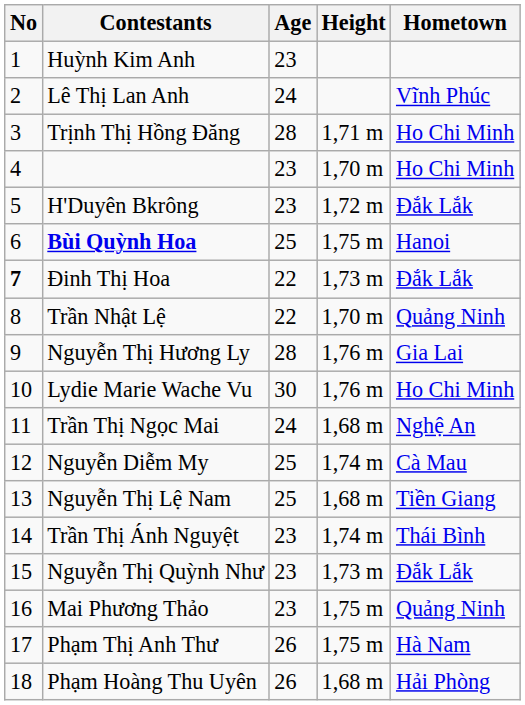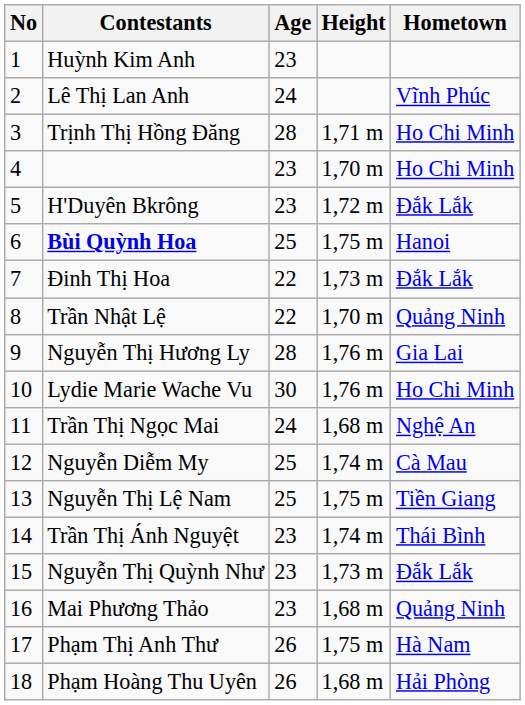(15, 279) bold -> (15, 279) normal
(352, 498) 1,68 m -> (352, 498) 1,75 m
(352, 608) 1,75 m -> (352, 608) 1,68 m
